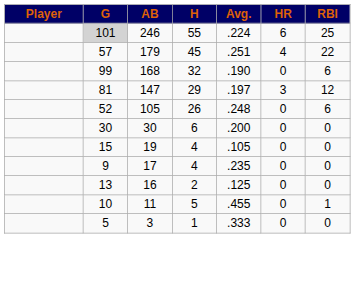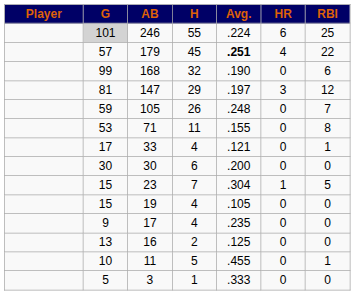(239, 52) normal -> (239, 52) bold
(106, 109) 52 -> (106, 109) 59
(328, 109) 6 -> (328, 109) 7
+ row: (150, 128)
+ row: (150, 147)
+ row: (150, 185)
